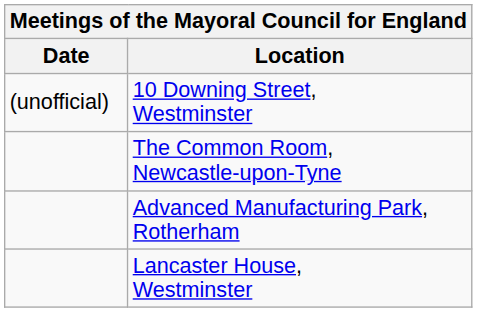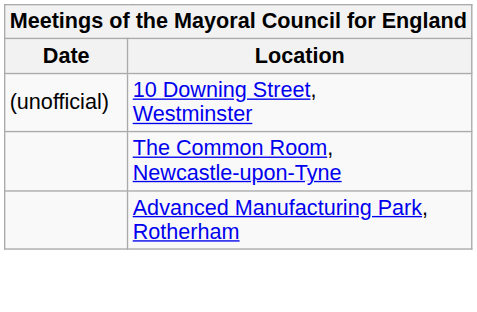- row: (217, 277)
